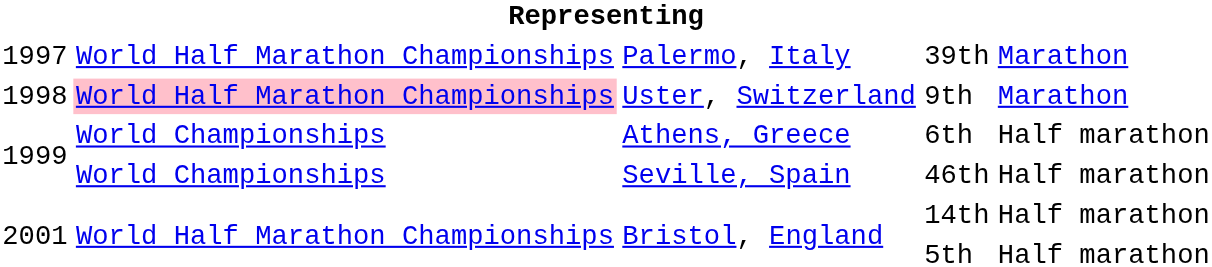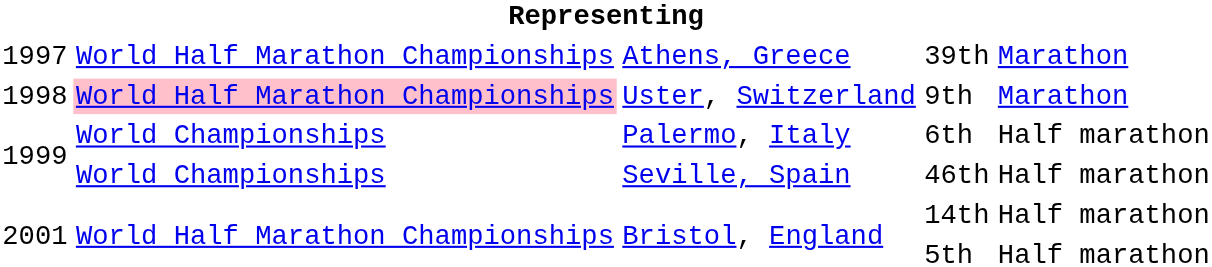(736, 57) Palermo, Italy -> (736, 57) Athens, Greece
(736, 136) Athens, Greece -> (736, 136) Palermo, Italy
